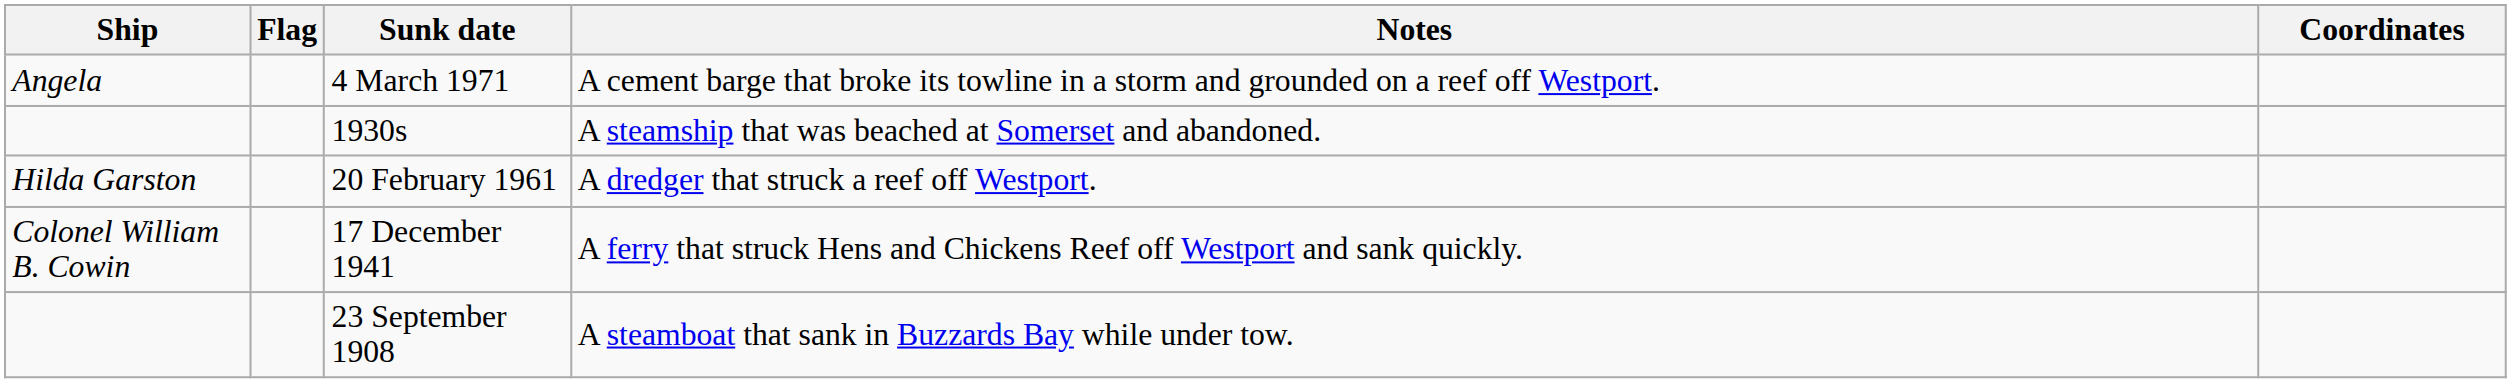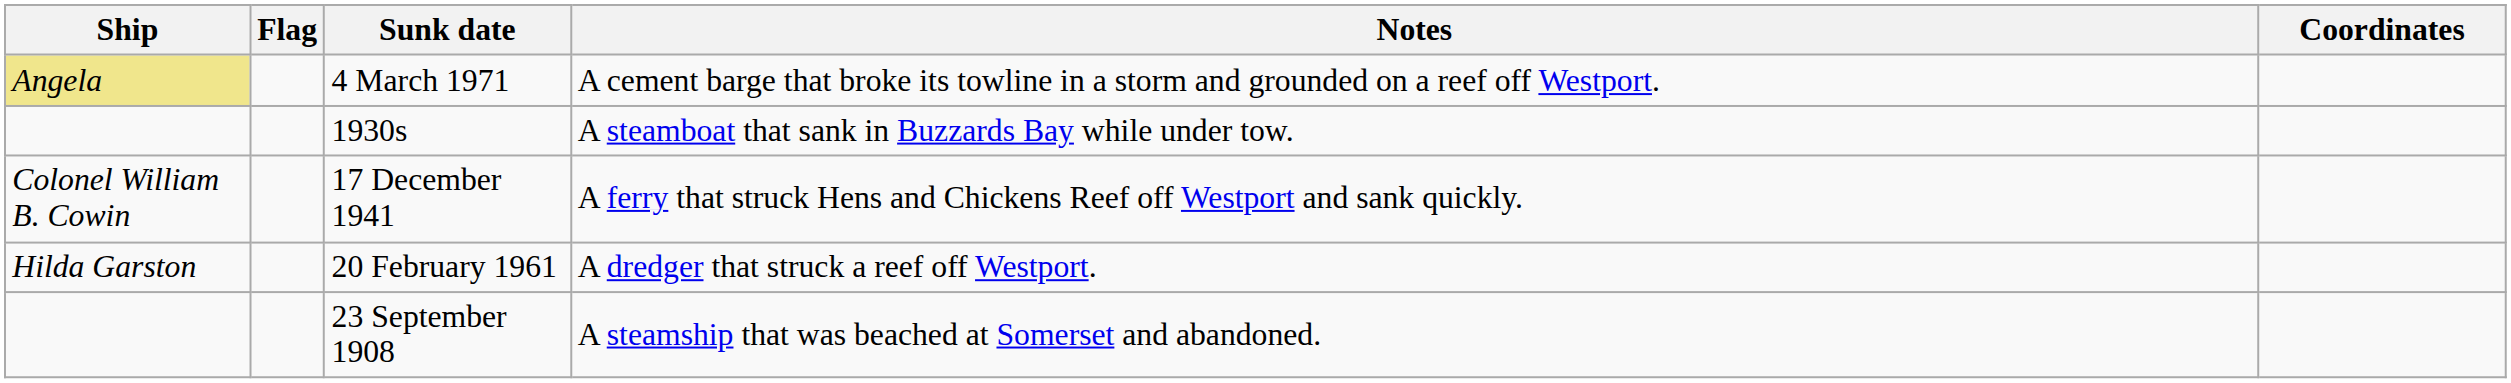(57, 79) no background -> (57, 79) khaki background
(949, 130) A steamship that was beached at Somerset and abandoned. -> (936, 130) A steamboat that sank in Buzzards Bay while under tow.
rows swapped: (416, 248) <-> (444, 180)
(936, 334) A steamboat that sank in Buzzards Bay while under tow. -> (949, 334) A steamship that was beached at Somerset and abandoned.
